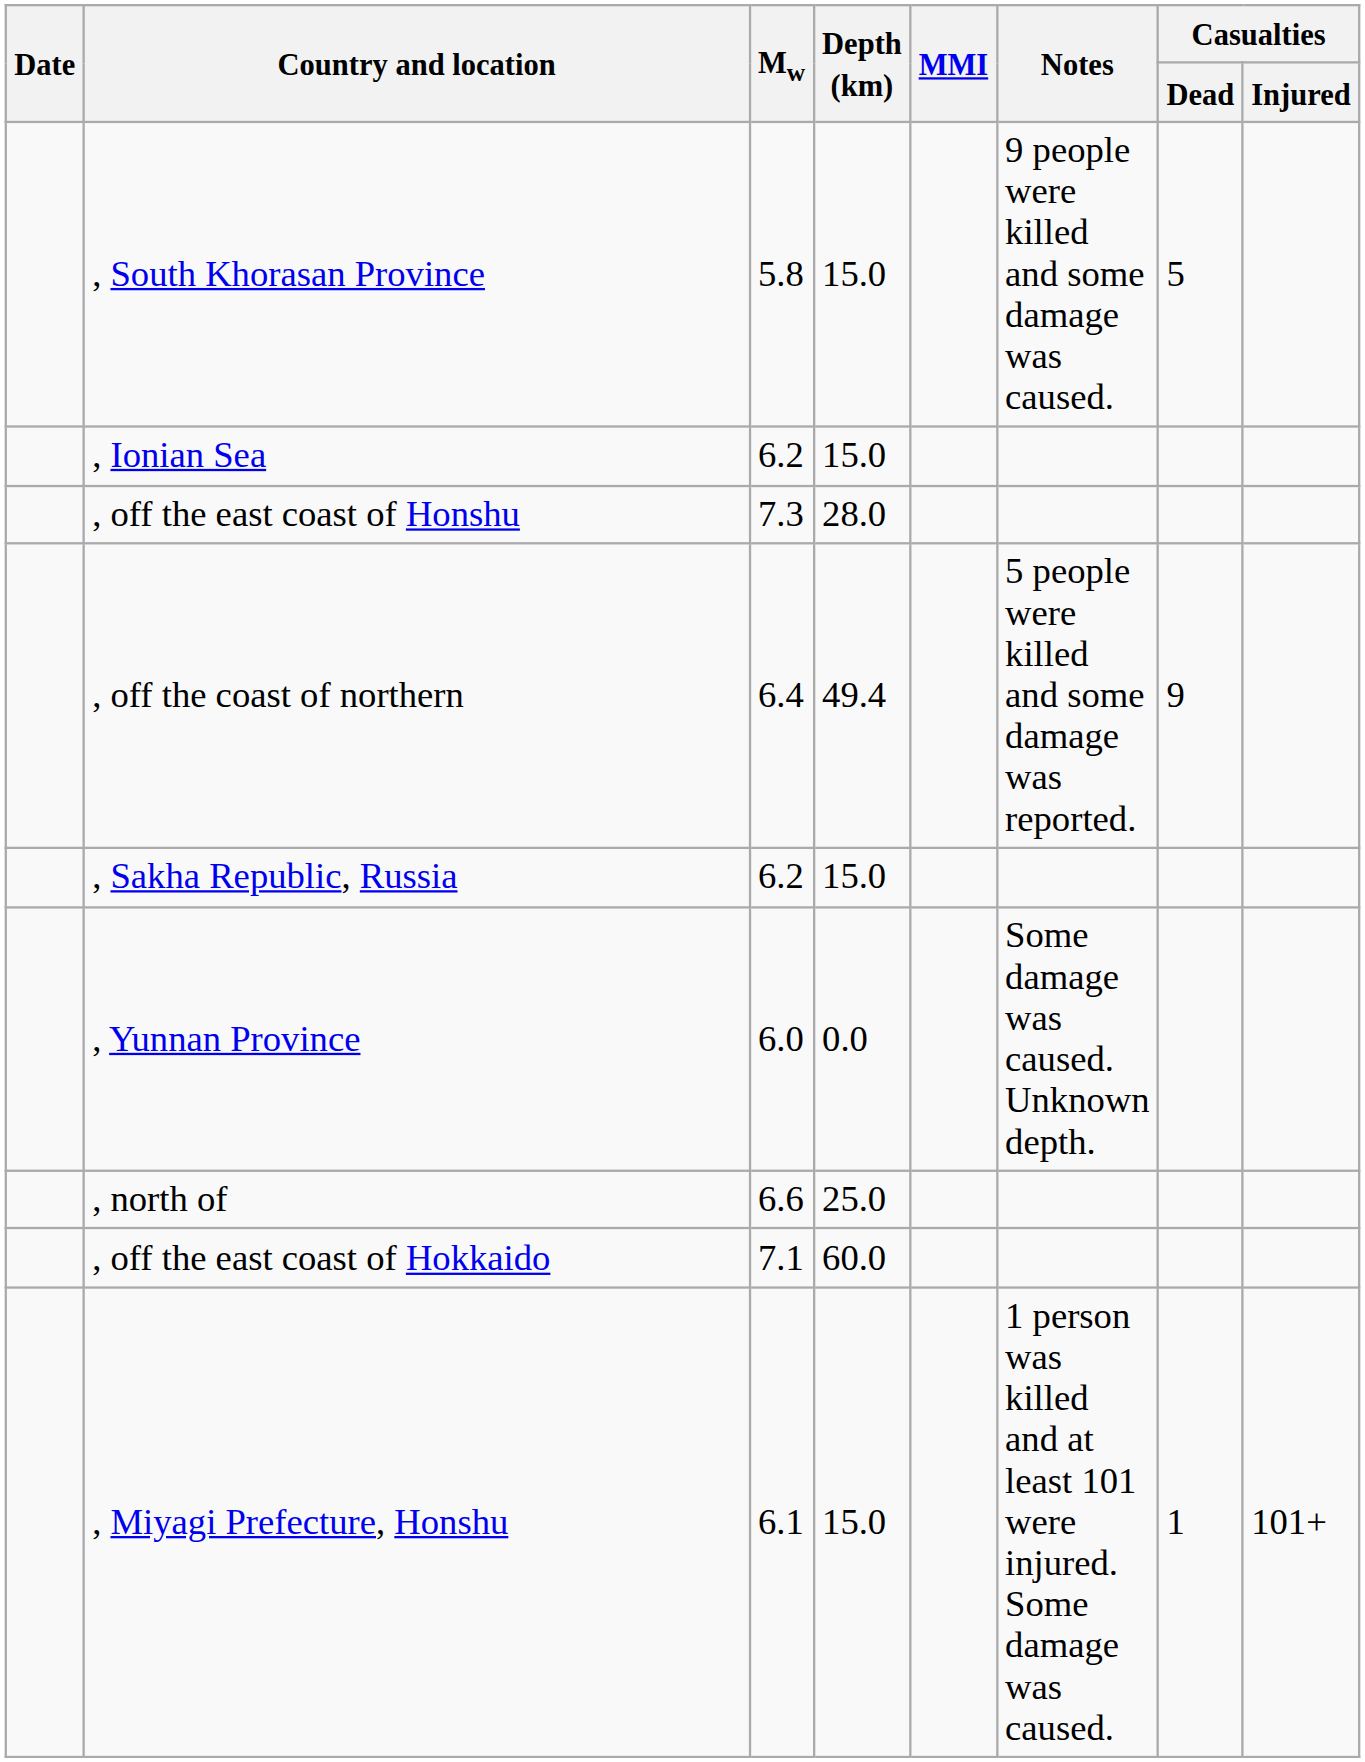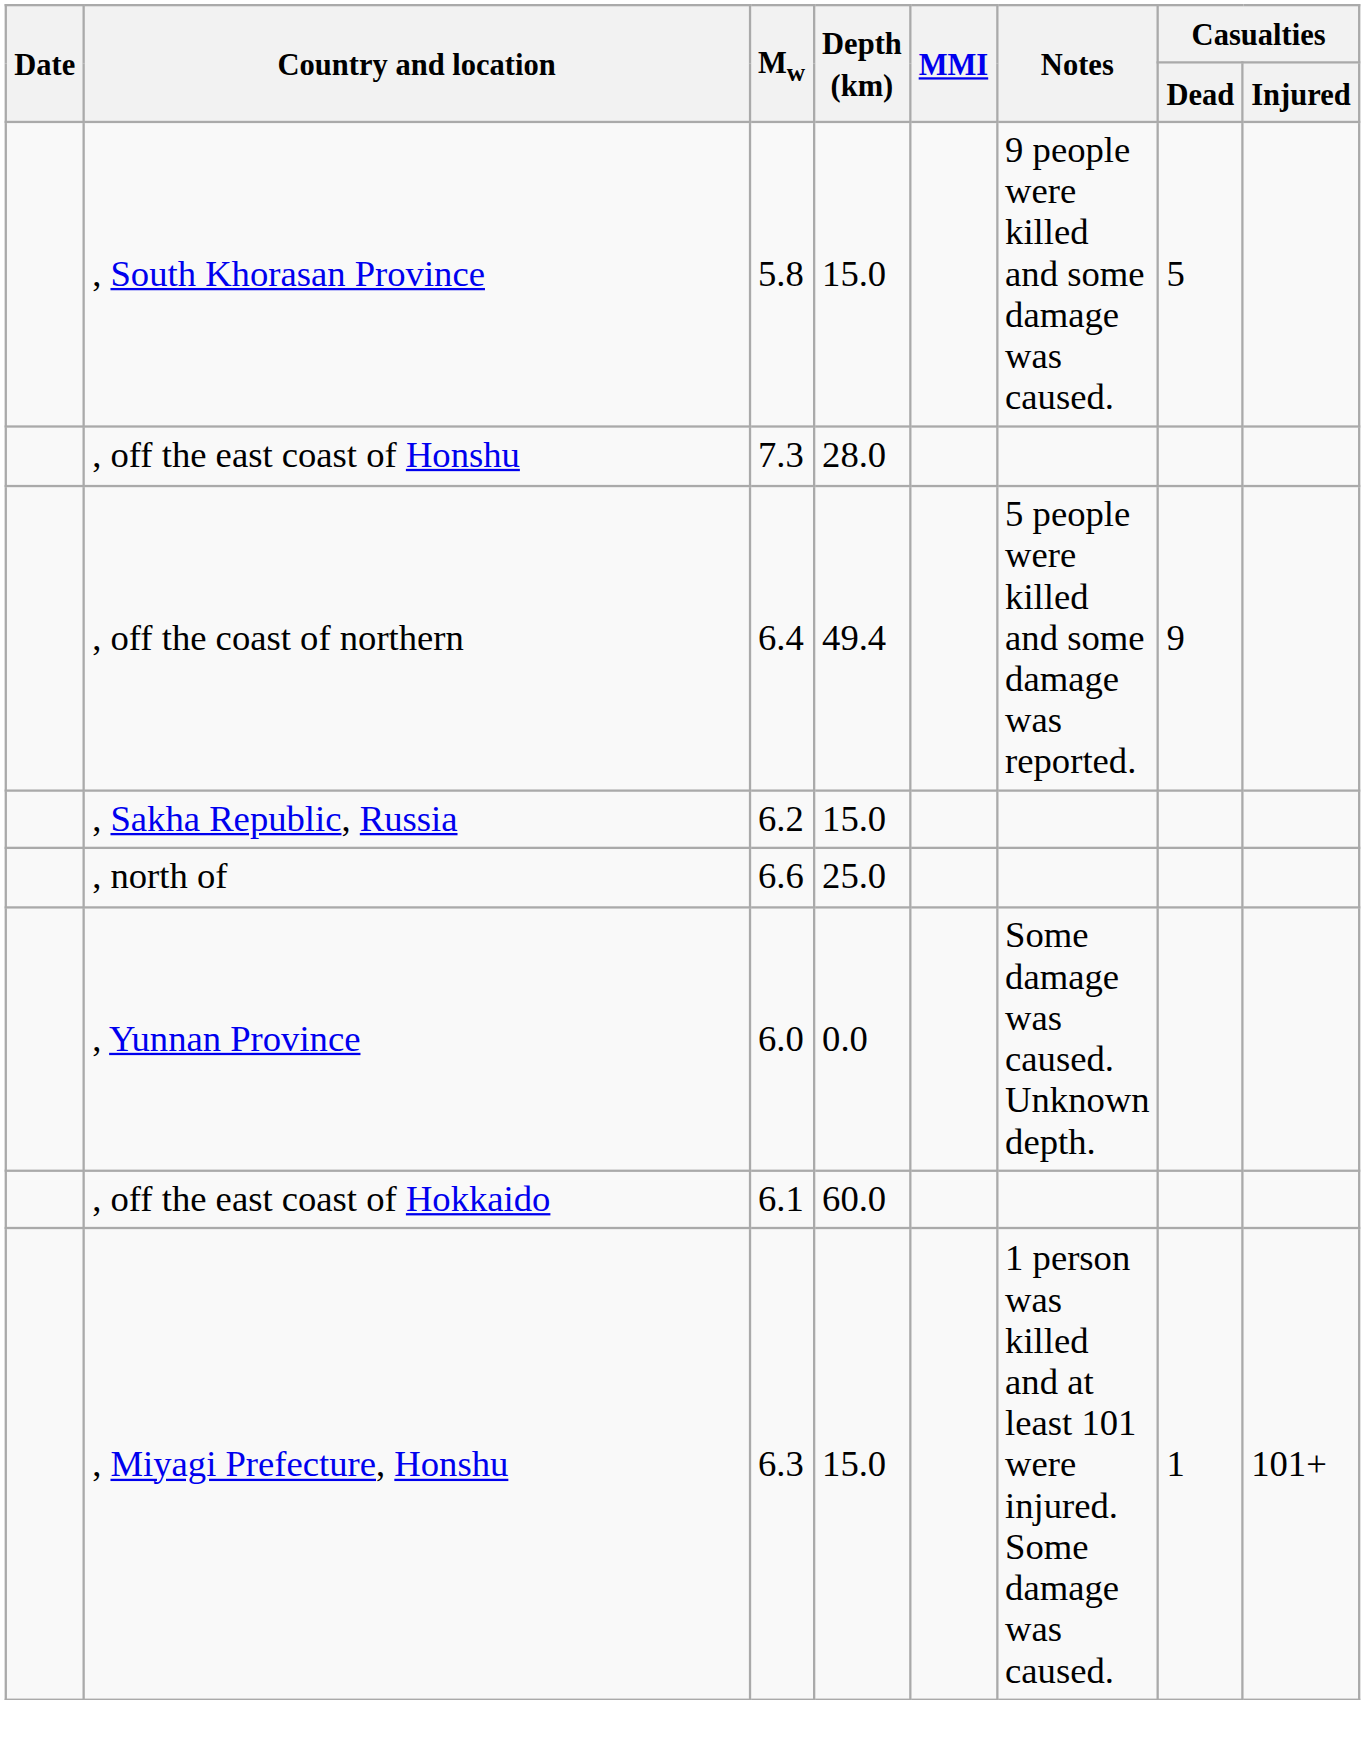- row: (179, 455)
rows swapped: (160, 1199) <-> (226, 1038)
(781, 1257) 7.1 -> (781, 1199) 6.1
(781, 1521) 6.1 -> (781, 1463) 6.3
